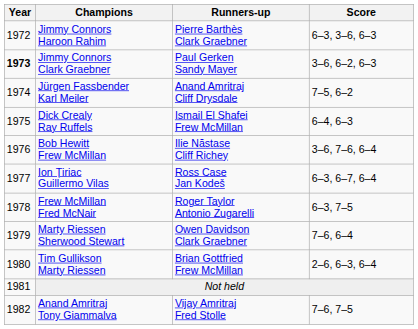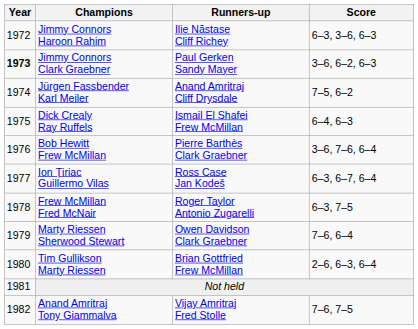(211, 35) Pierre Barthès Clark Graebner -> (202, 35) Ilie Năstase Cliff Richey
(202, 150) Ilie Năstase Cliff Richey -> (211, 150) Pierre Barthès Clark Graebner
